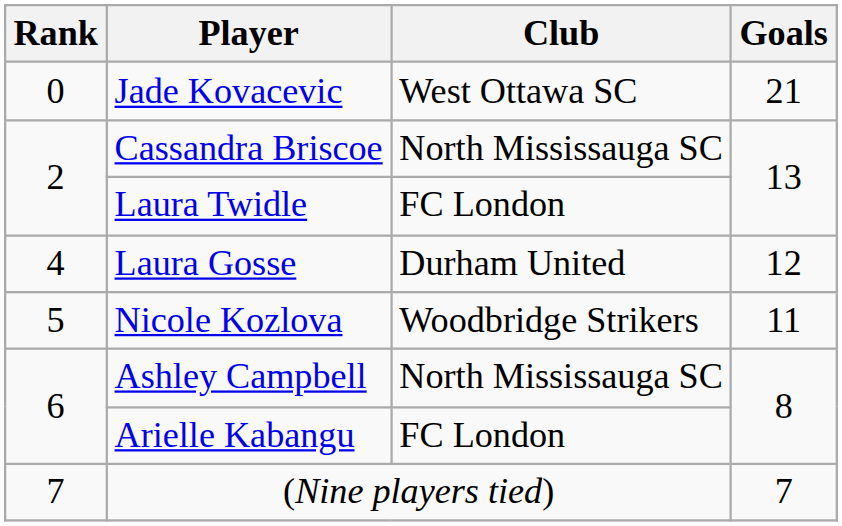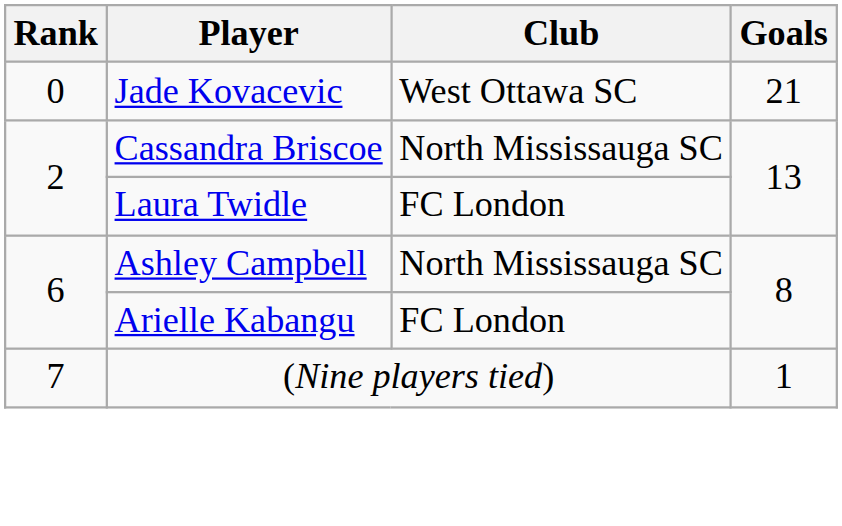- row: (205, 262)
- row: (229, 319)
(784, 491) 7 -> (784, 377) 1
